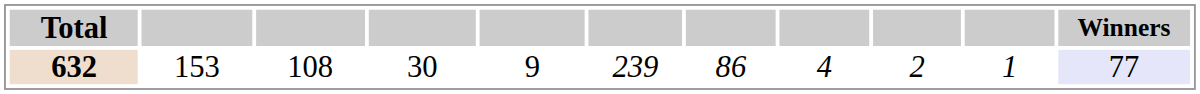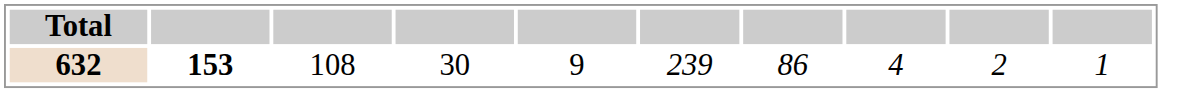- column: (1124, 28)
(197, 66) normal -> (210, 64) bold
